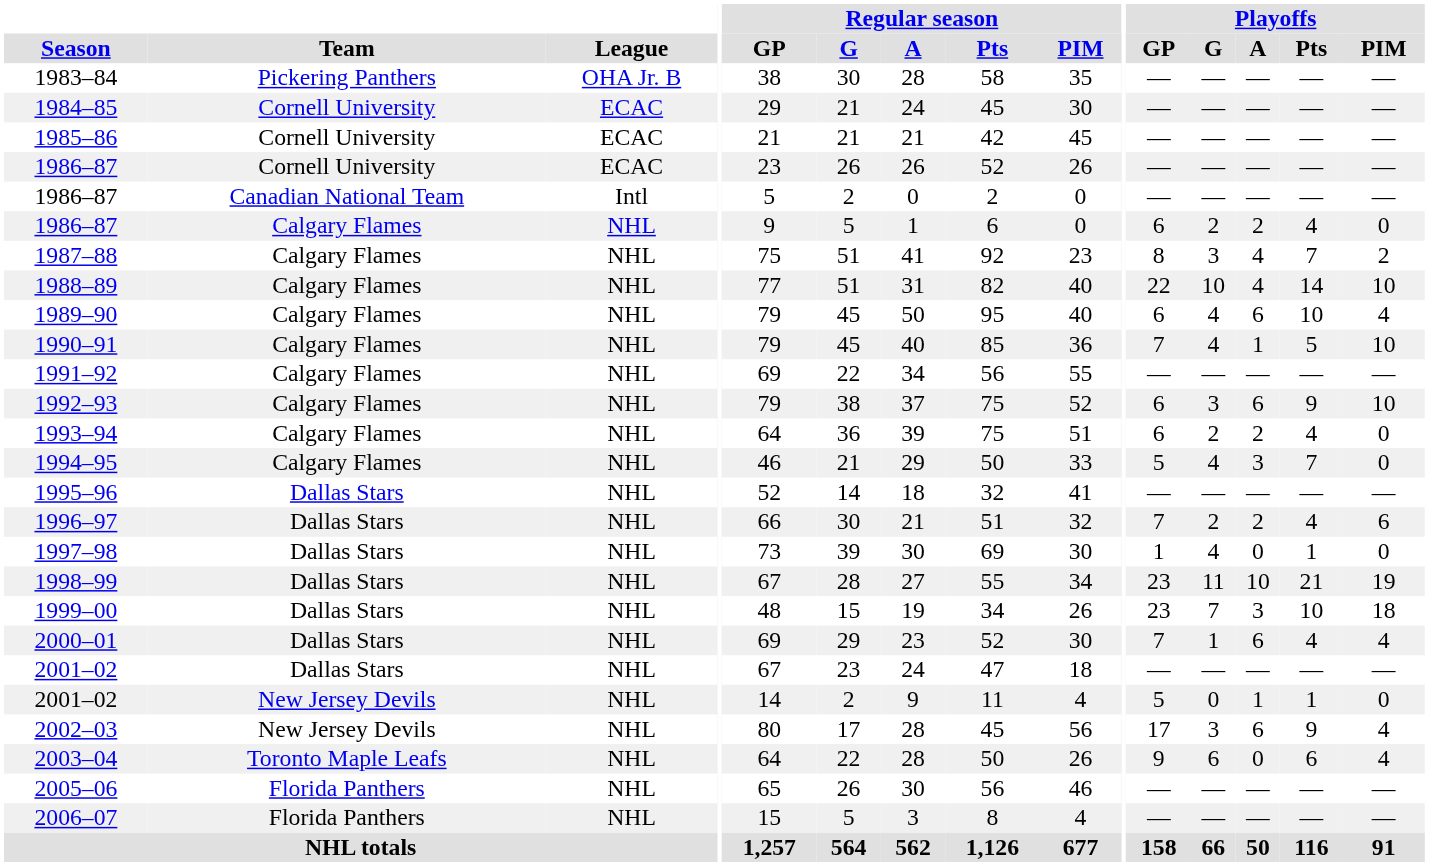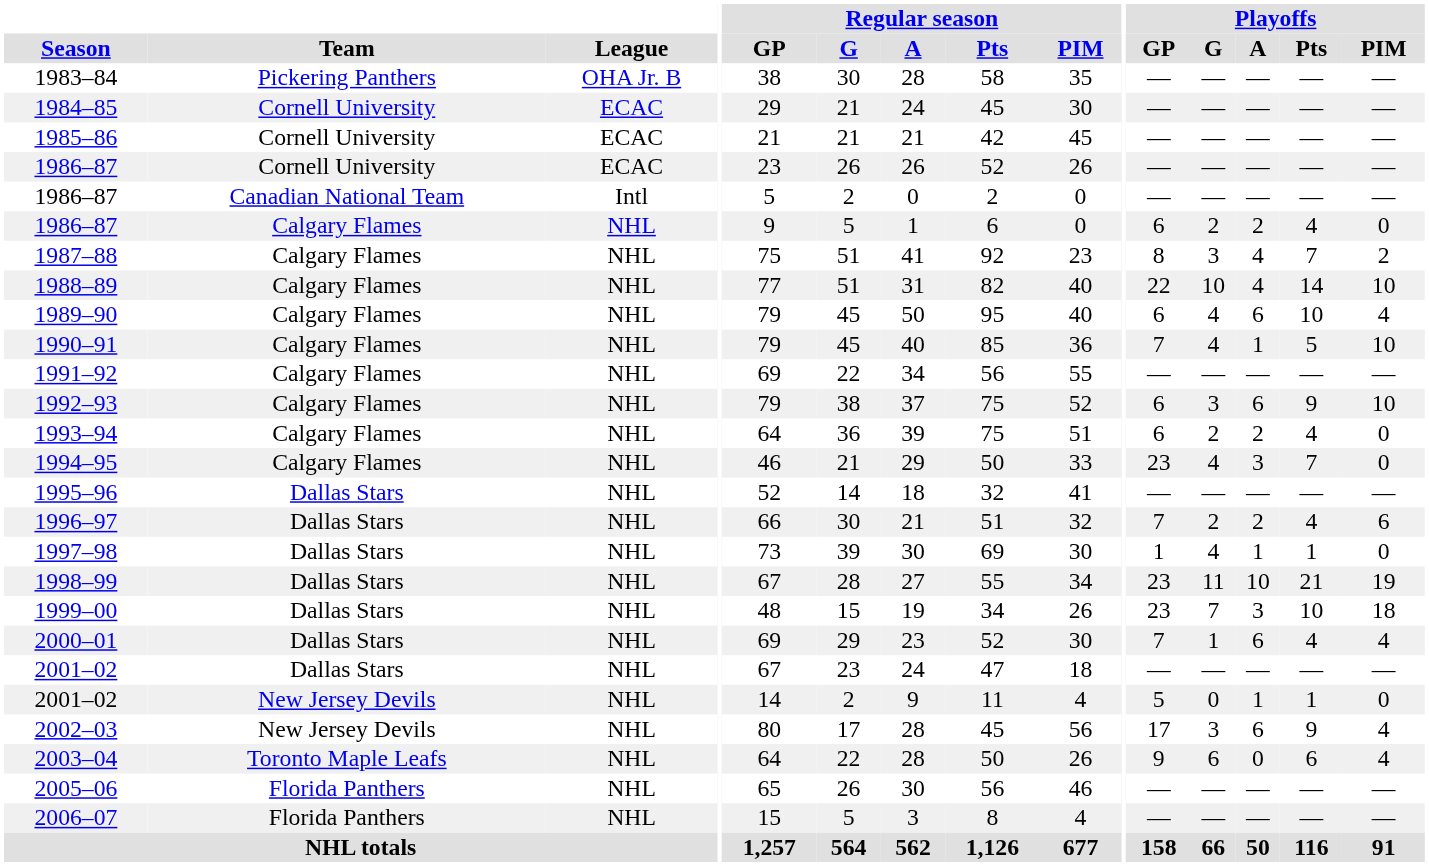(1159, 462) 5 -> (1159, 462) 23
(1258, 551) 0 -> (1258, 551) 1
